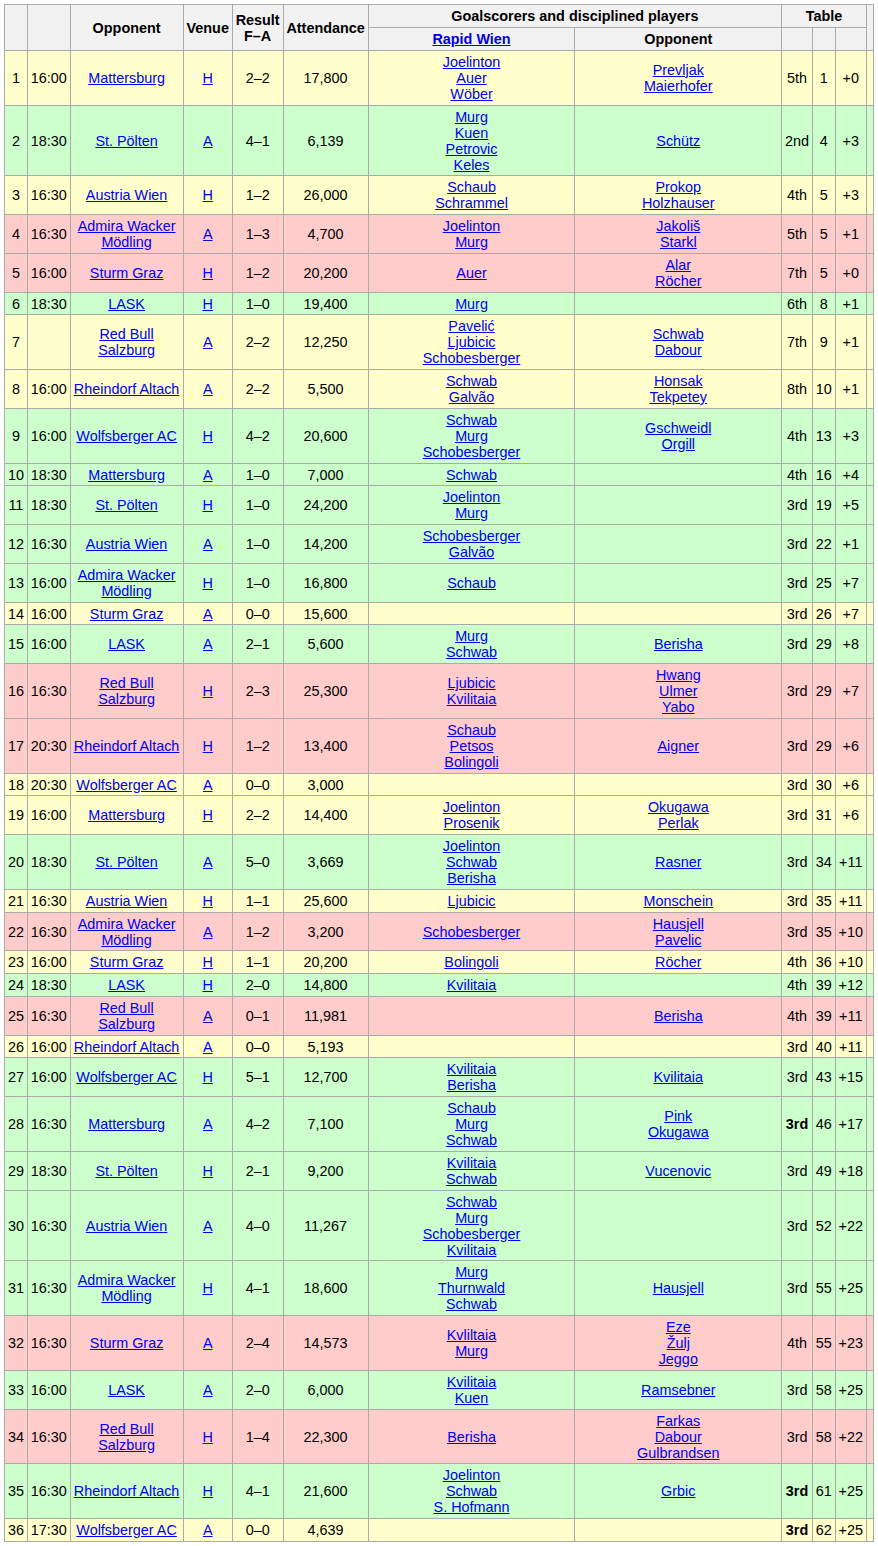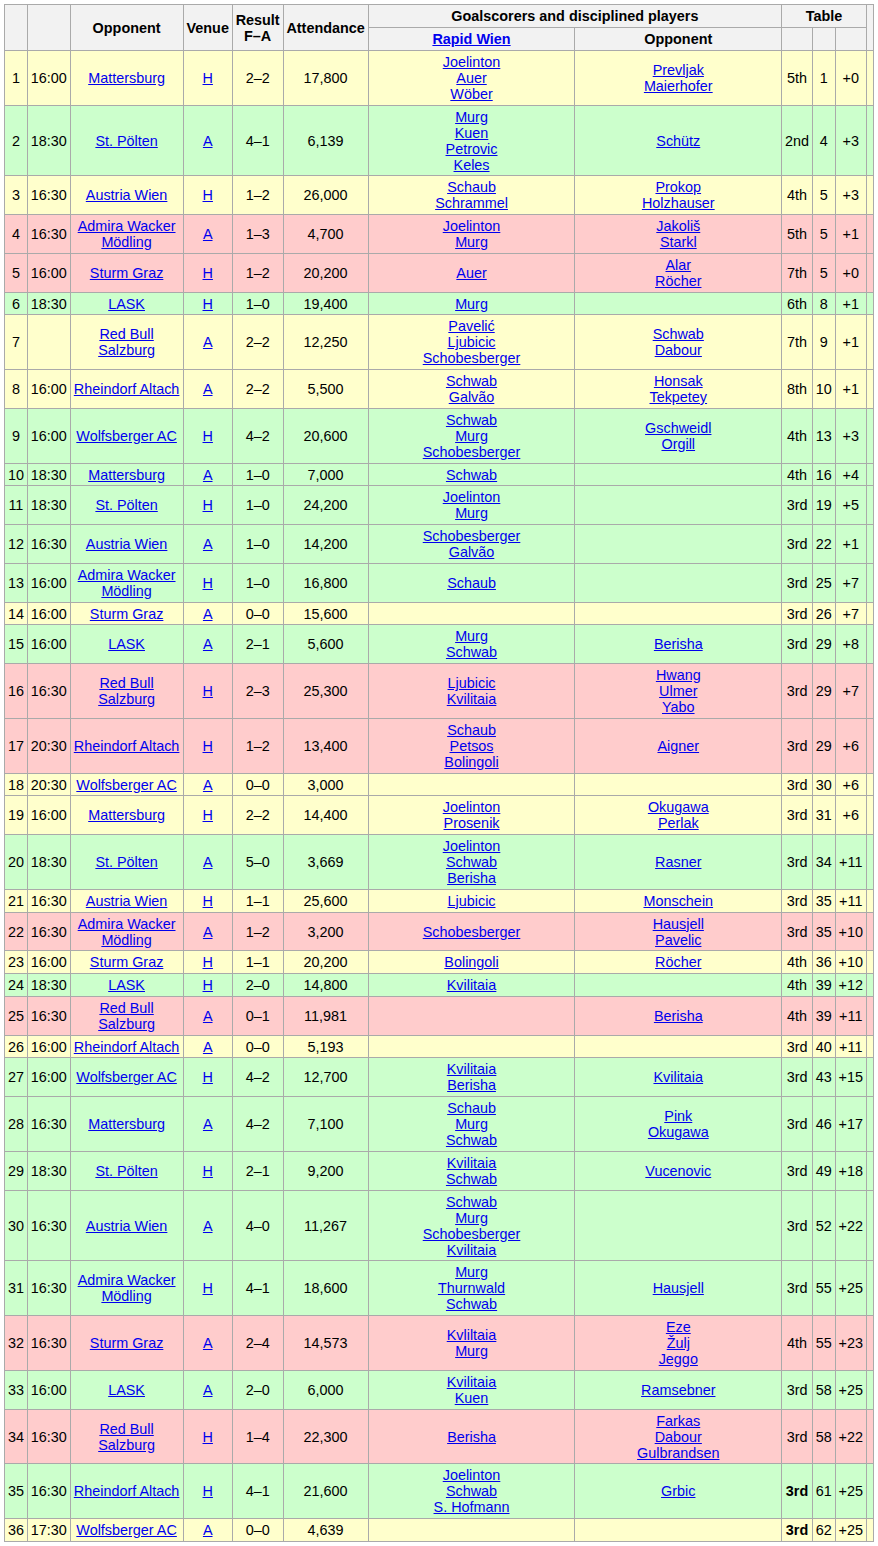(258, 1077) 5–1 -> (258, 1077) 4–2
(797, 1124) bold -> (797, 1124) normal
